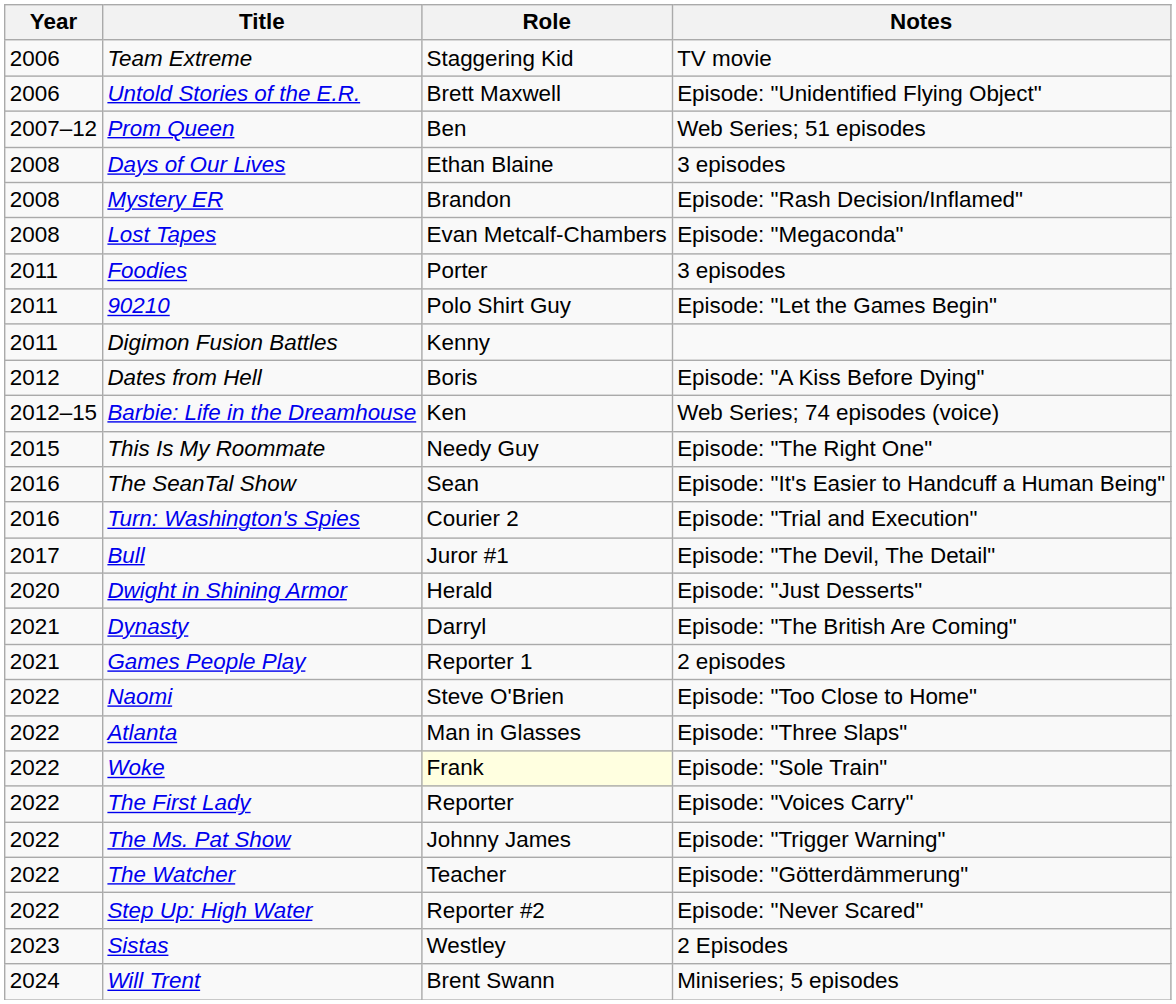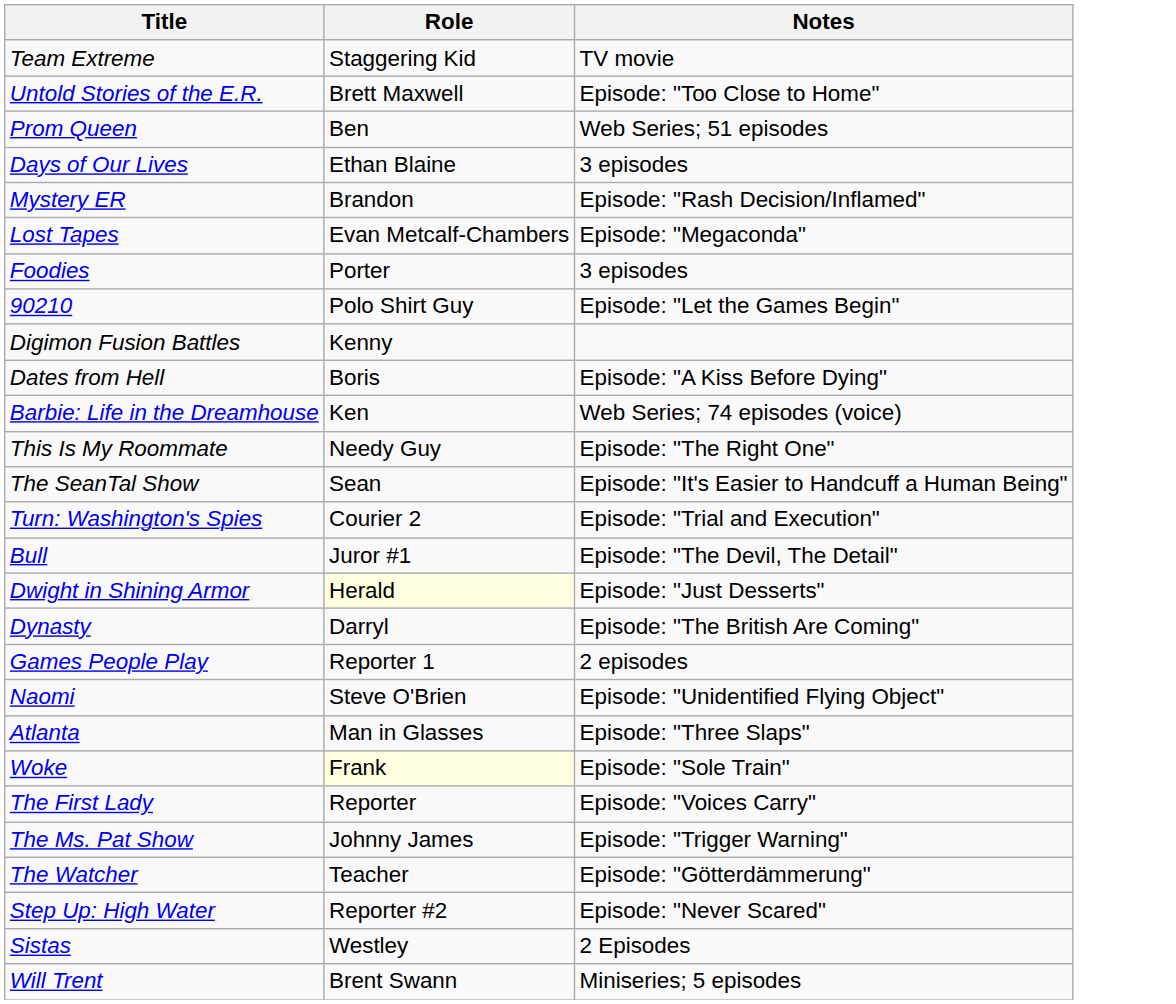- column: (53, 22)
(859, 93) Episode: "Unidentified Flying Object" -> (729, 93) Episode: "Too Close to Home"
(460, 590) no background -> (362, 590) lightyellow background
(827, 697) Episode: "Too Close to Home" -> (762, 697) Episode: "Unidentified Flying Object"
